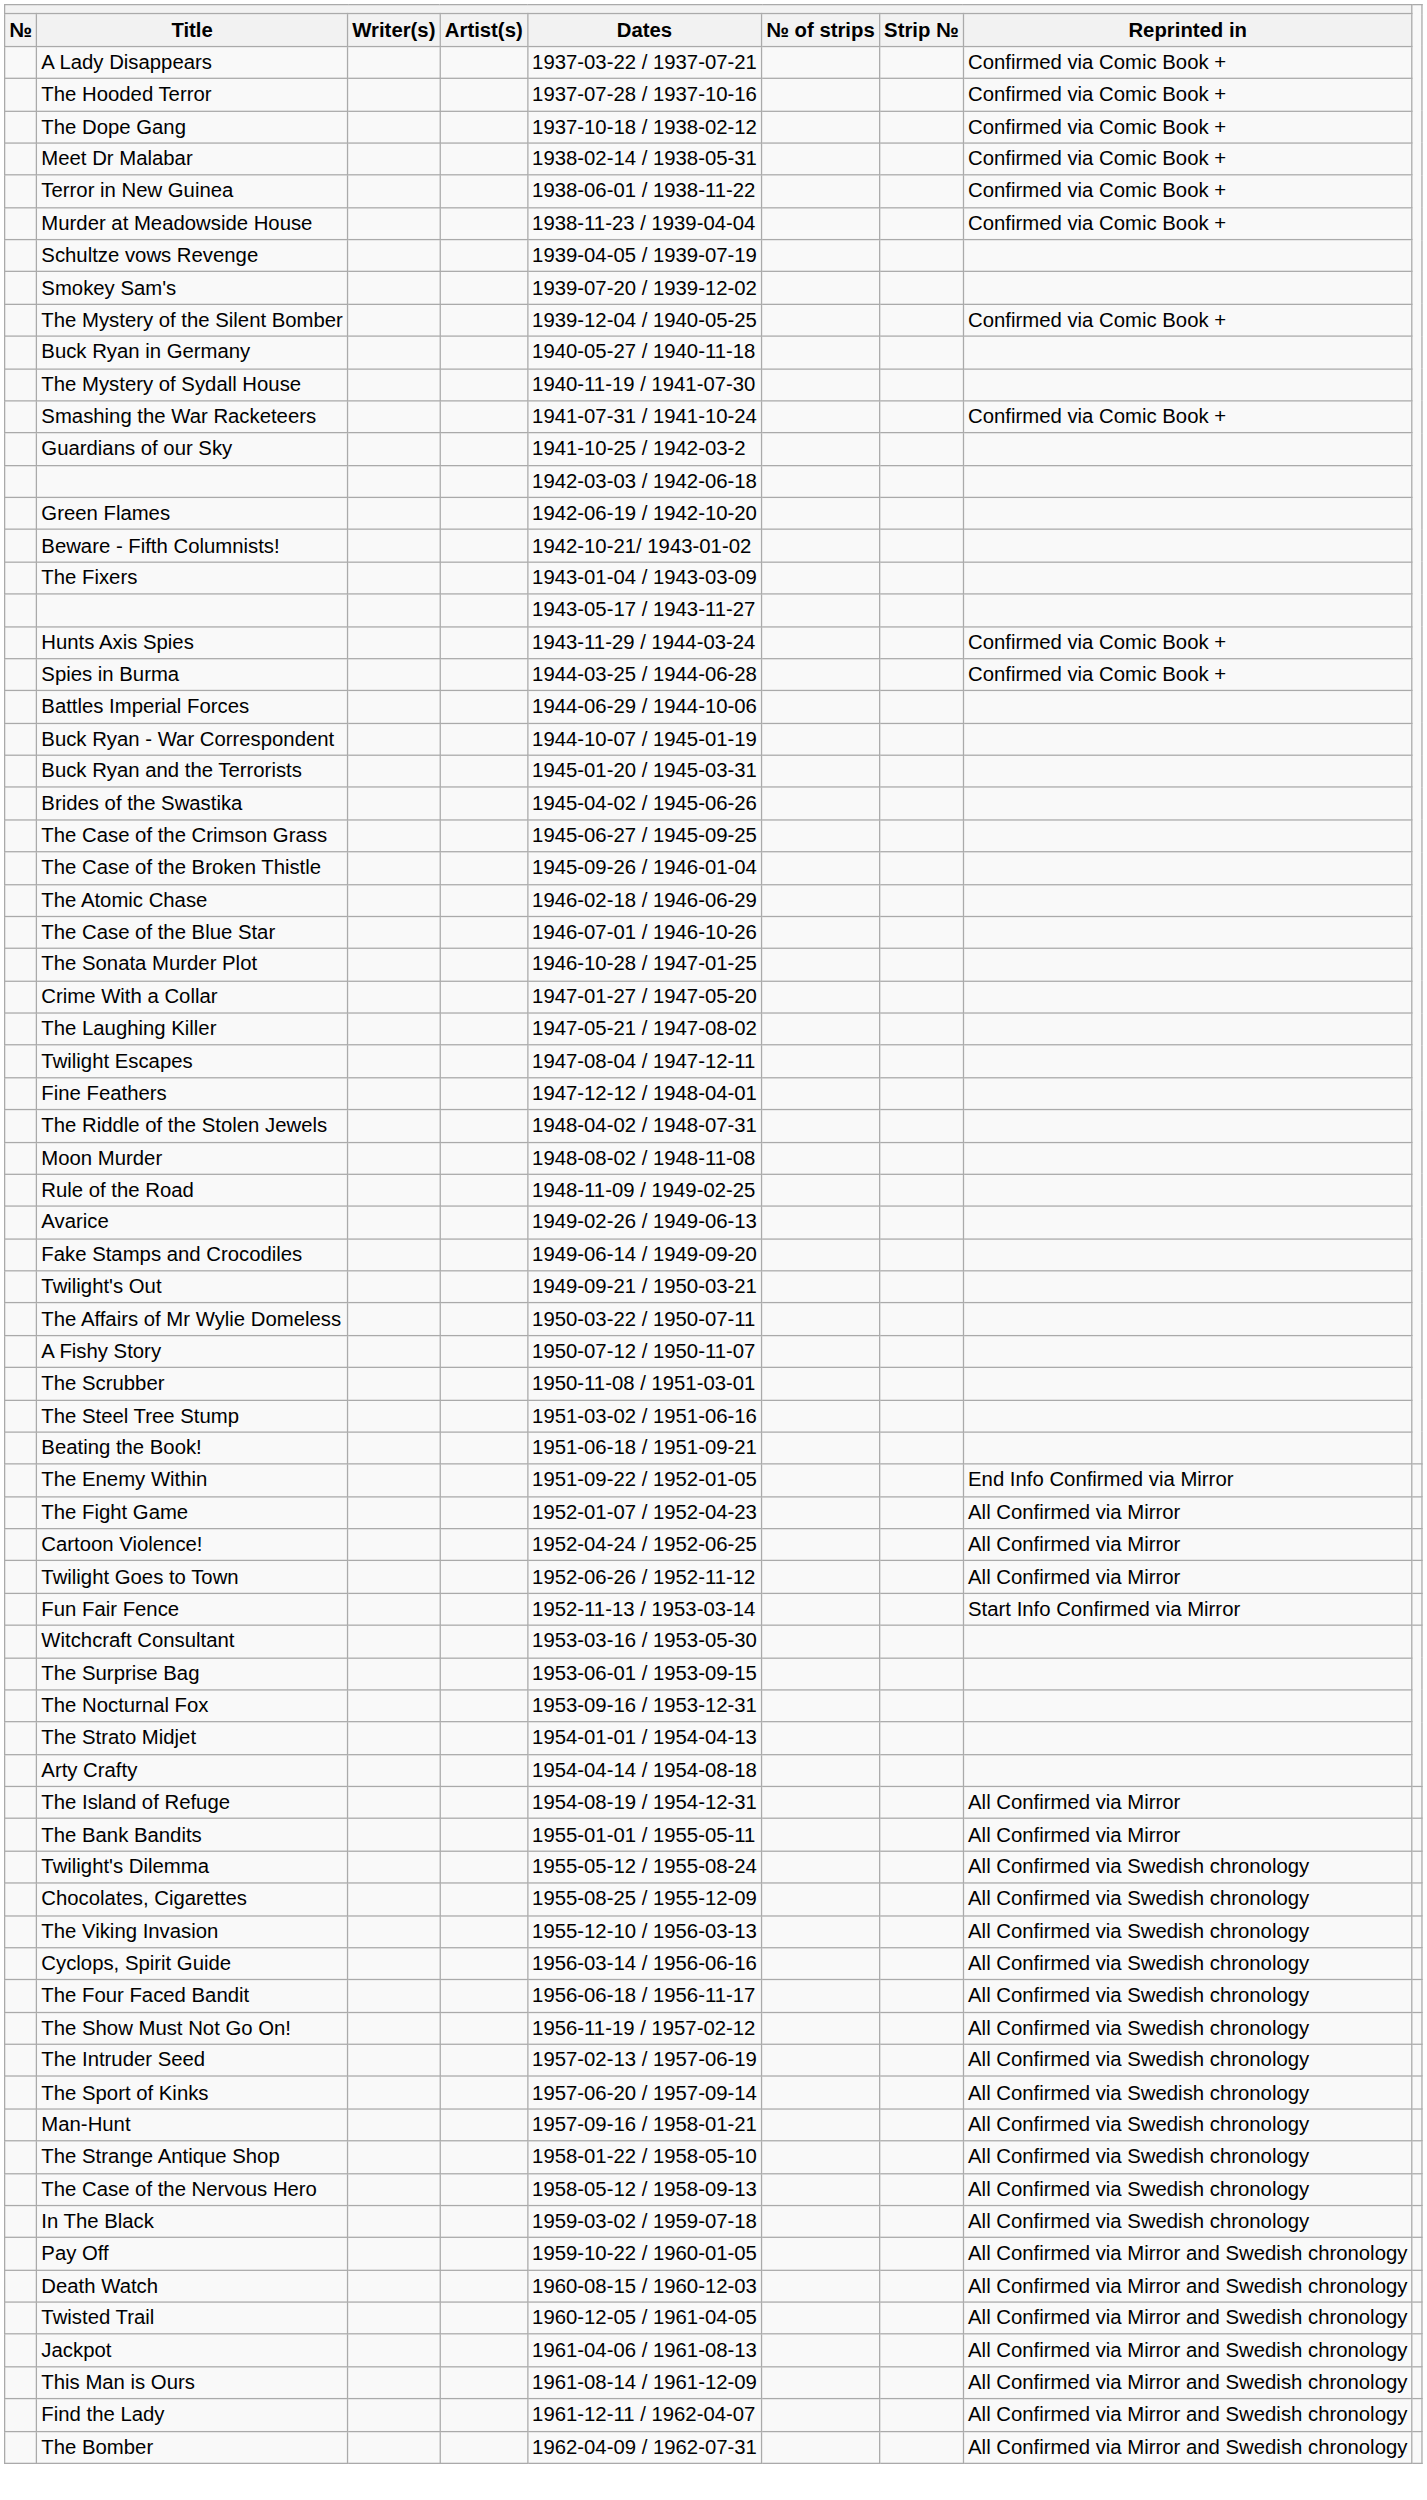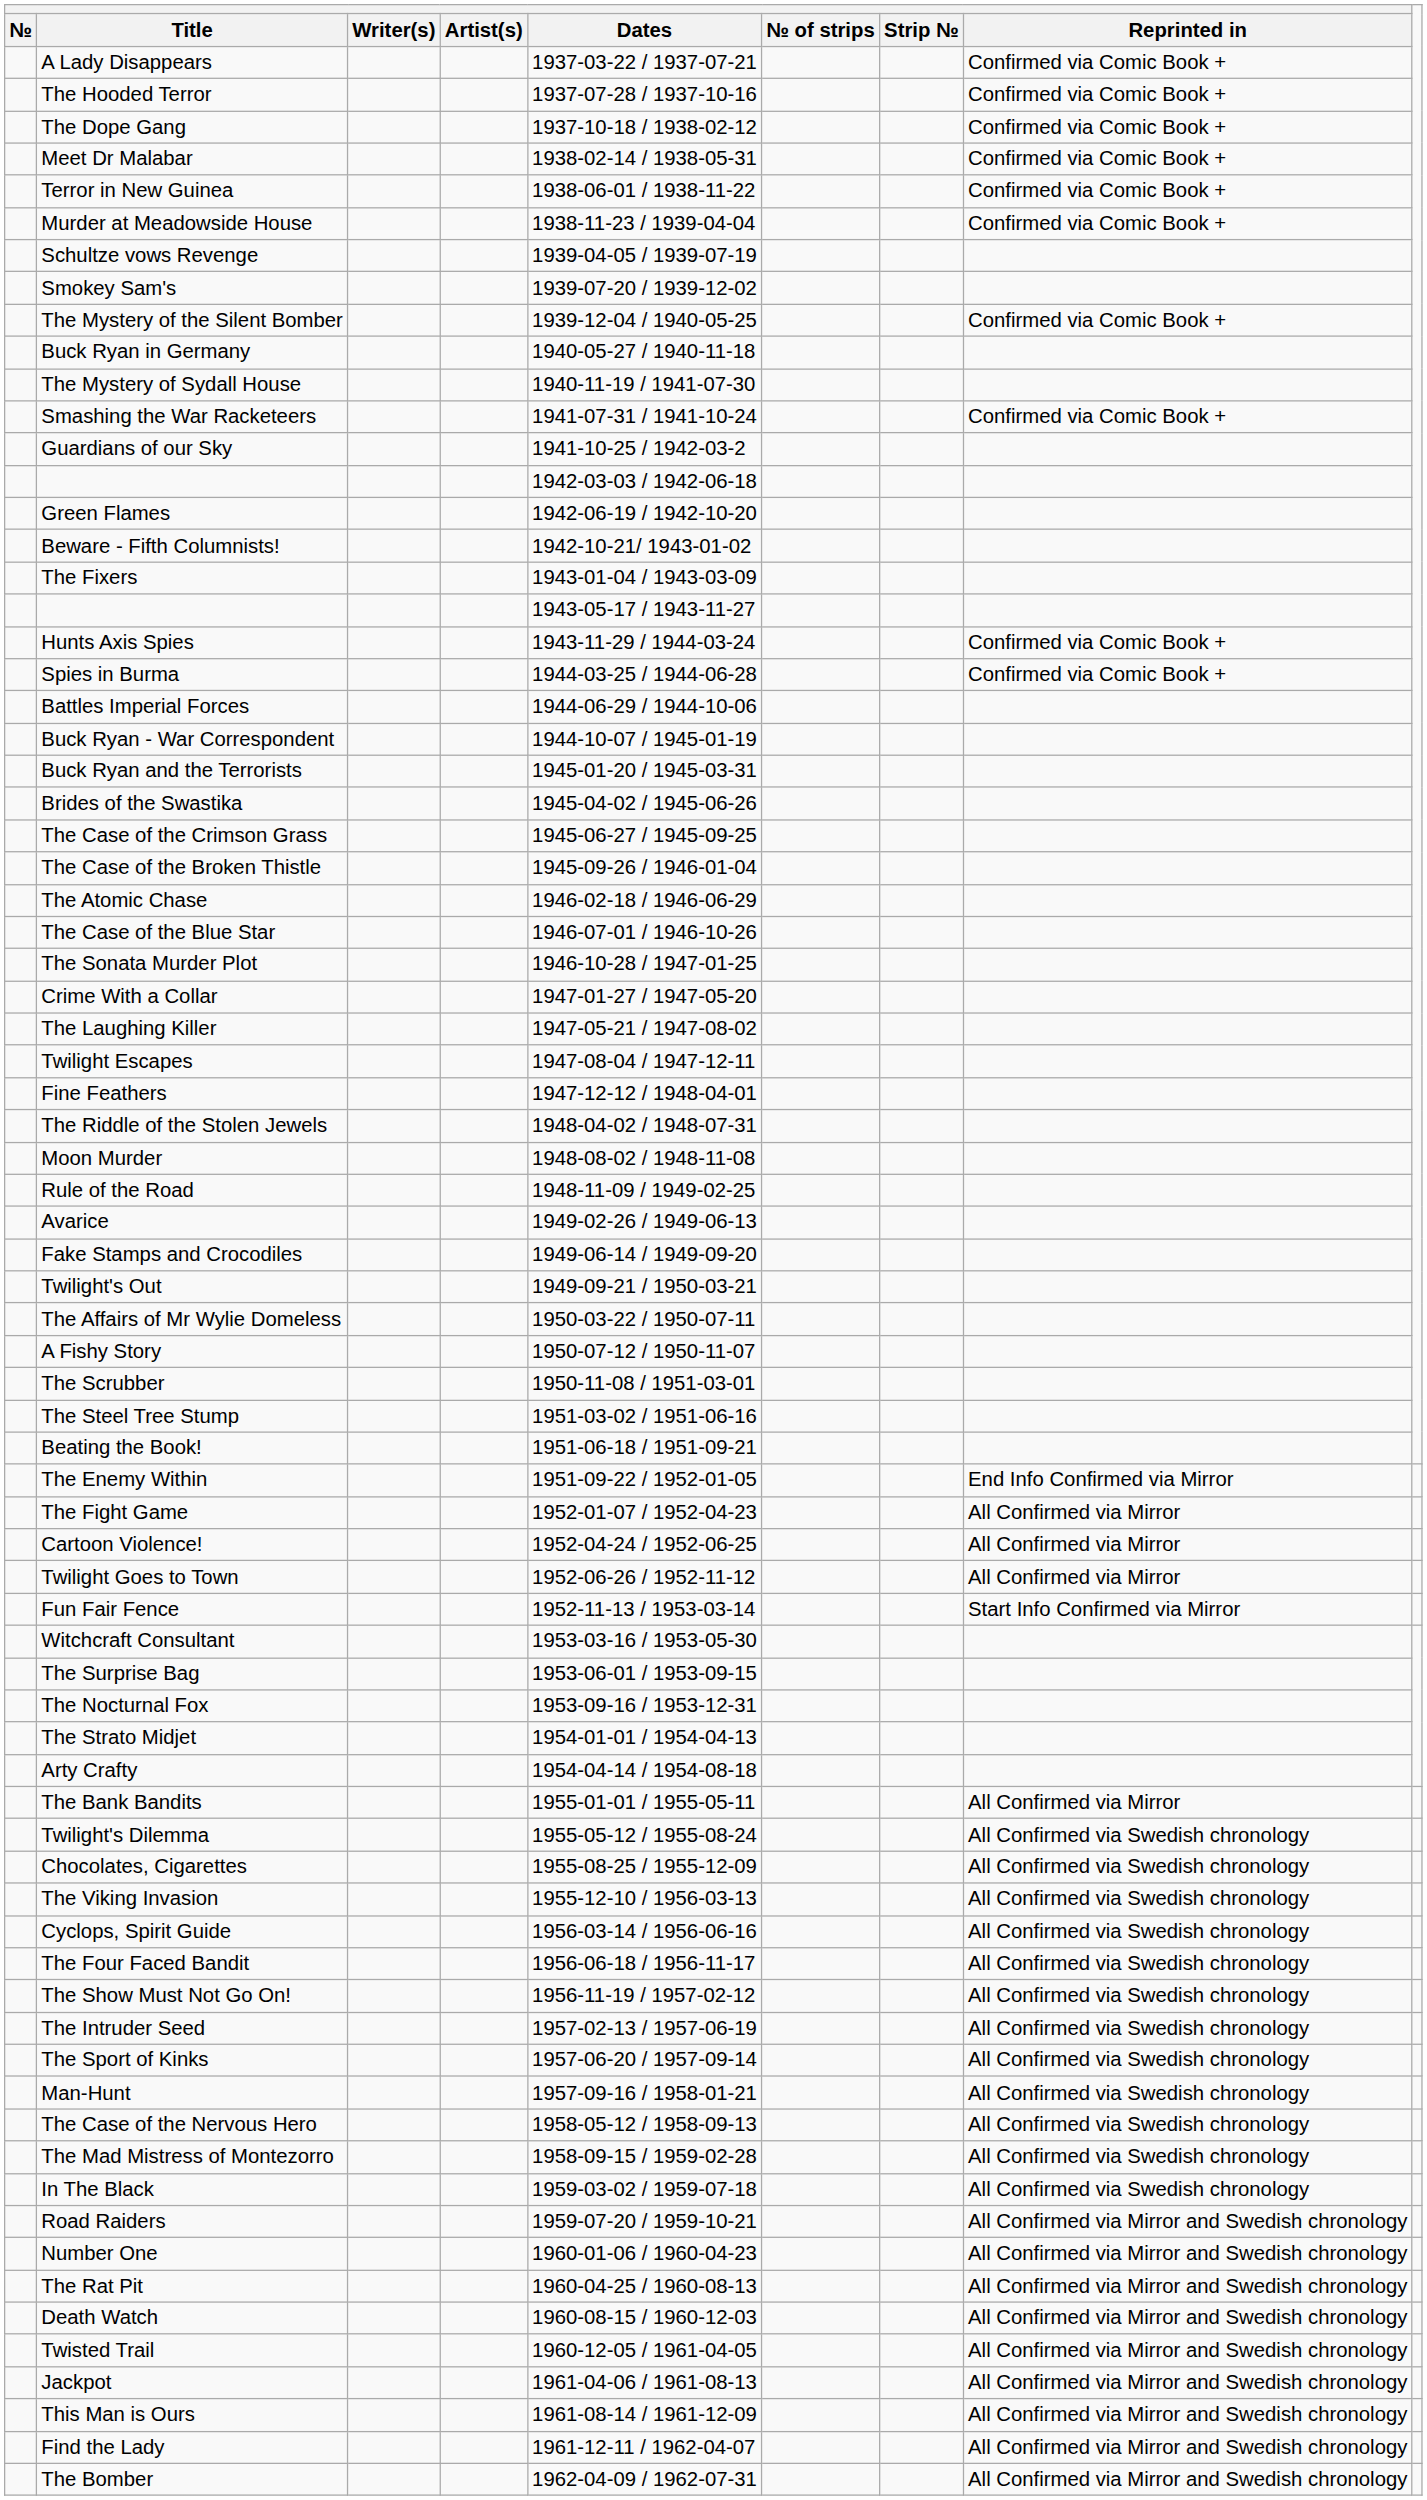- row: (21, 1803)
- row: (21, 2157)
+ row: (21, 2157)
+ row: (21, 2221)
- row: (21, 2254)
+ row: (21, 2254)
+ row: (21, 2286)
